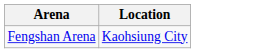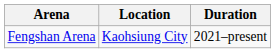+ column: (230, 15)
